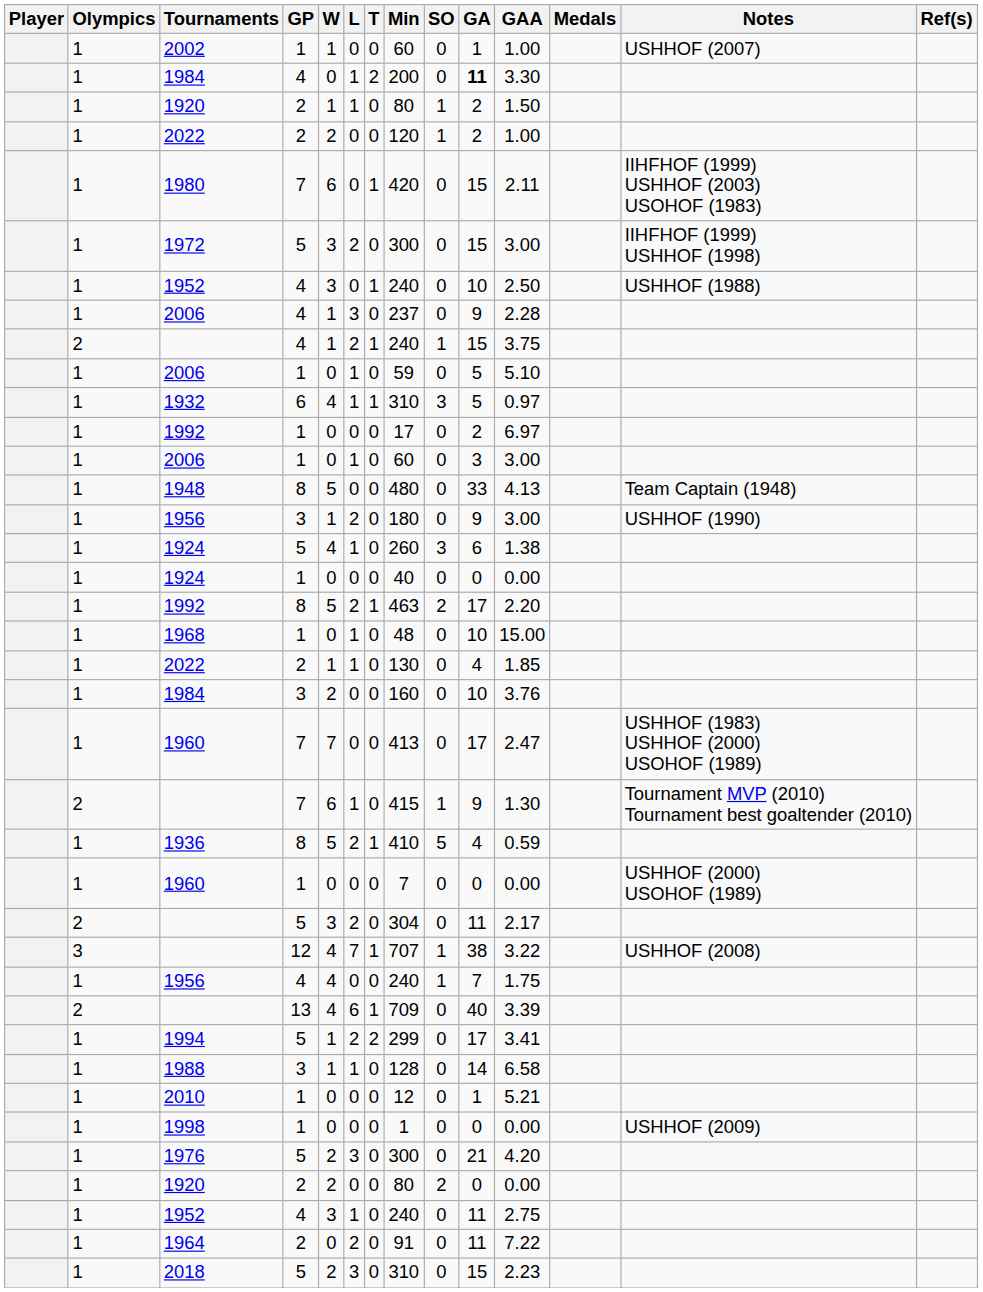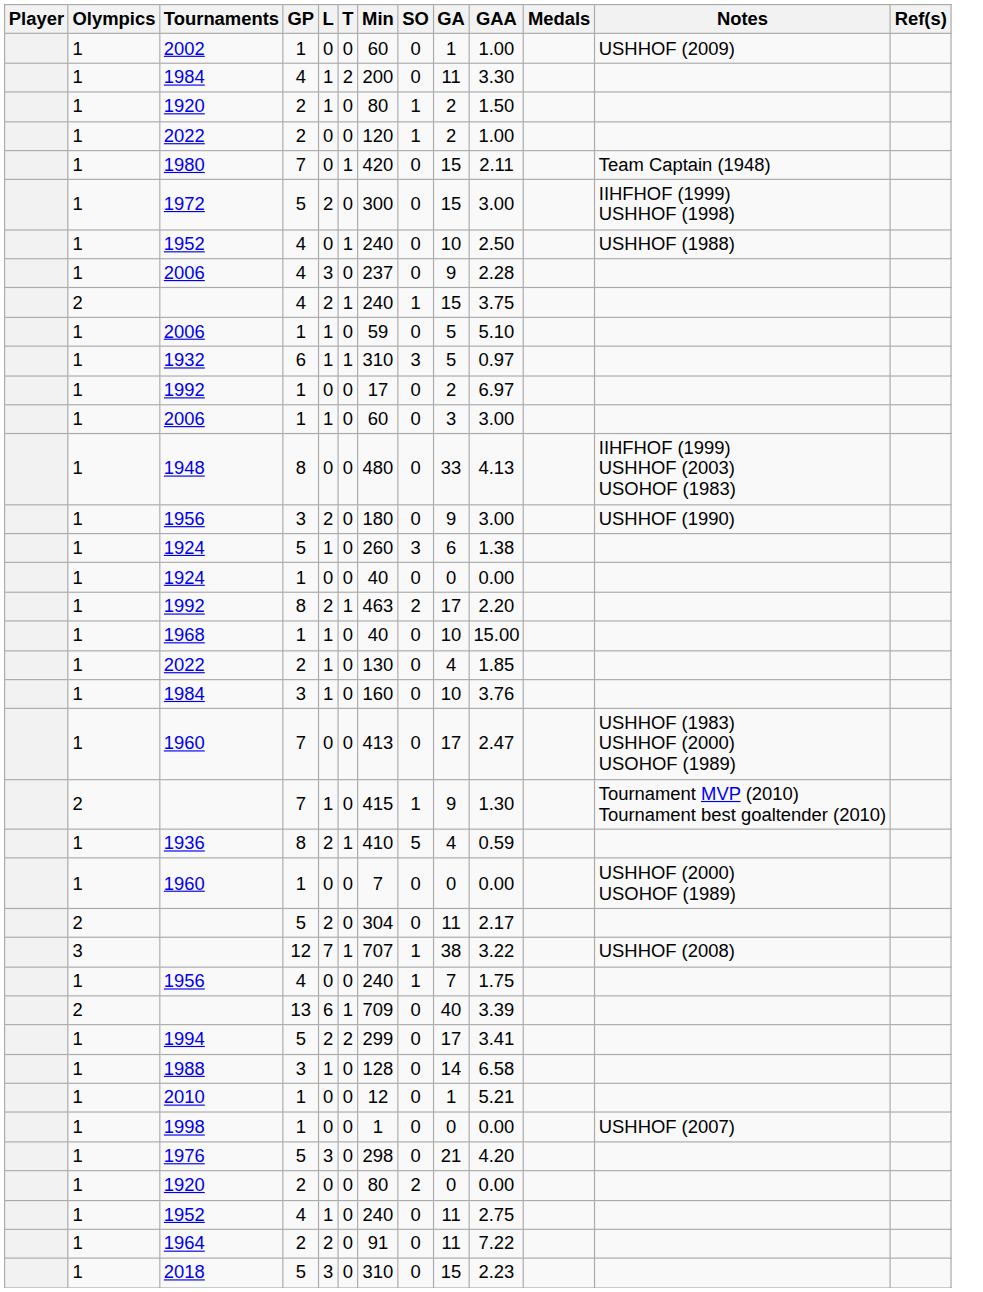- column: (331, 19)
(693, 48) USHHOF (2007) -> (667, 48) USHHOF (2009)
(477, 77) bold -> (451, 77) normal
(693, 185) IIHFHOF (1999) USHHOF (2003) USOHOF (1983) -> (685, 164) Team Captain (1948)
(711, 489) Team Captain (1948) -> (667, 469) IIHFHOF (1999) USHHOF (2003) USOHOF (1983)
(404, 635) 48 -> (378, 635) 40
(354, 693) 0 -> (328, 693) 1
(693, 1126) USHHOF (2009) -> (667, 1126) USHHOF (2007)
(404, 1156) 300 -> (378, 1156) 298
